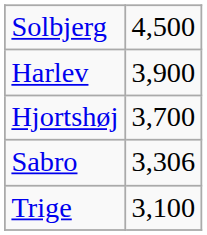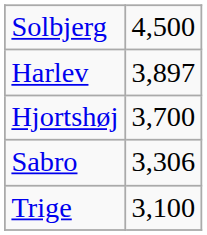(163, 72) 3,900 -> (163, 72) 3,897
